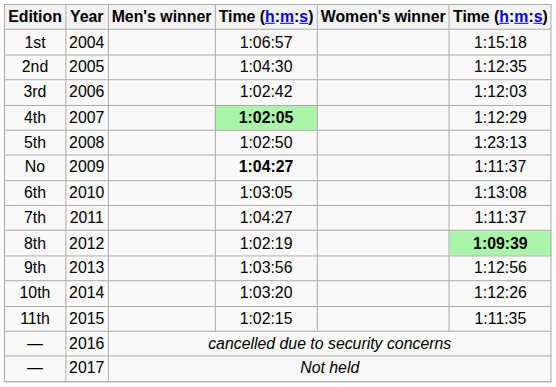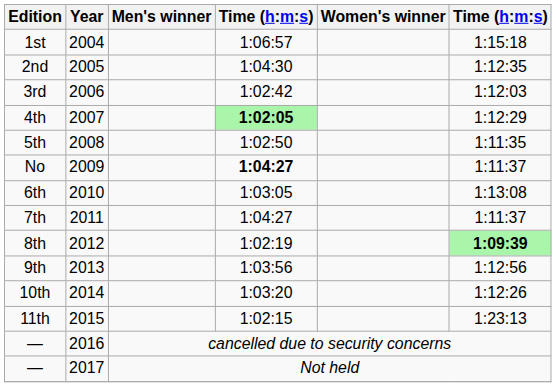(500, 142) 1:23:13 -> (500, 142) 1:11:35
(500, 318) 1:11:35 -> (500, 318) 1:23:13
